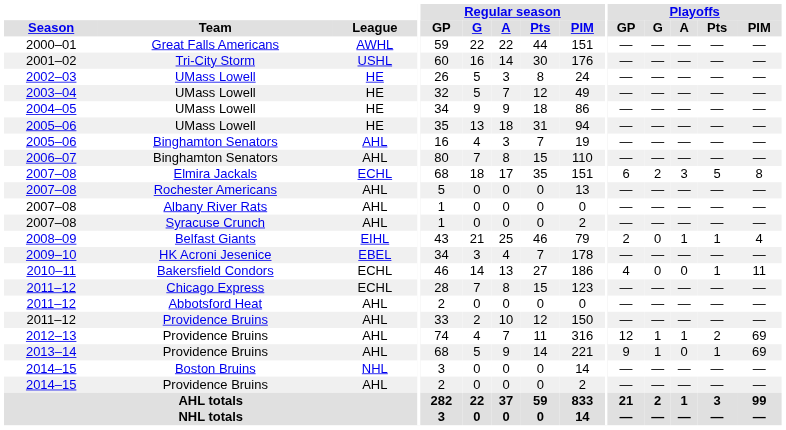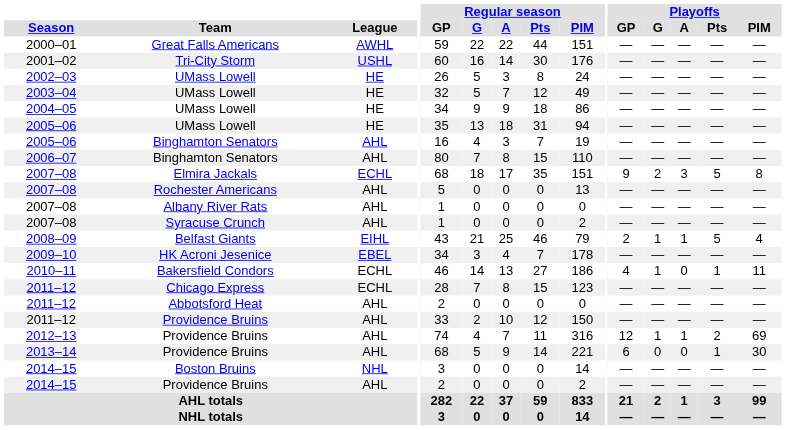(626, 174) 6 -> (626, 174) 9
(658, 238) 0 -> (658, 238) 1
(717, 238) 1 -> (717, 238) 5
(658, 271) 0 -> (658, 271) 1
(626, 352) 9 -> (626, 352) 6
(658, 352) 1 -> (658, 352) 0
(759, 352) 69 -> (759, 352) 30
